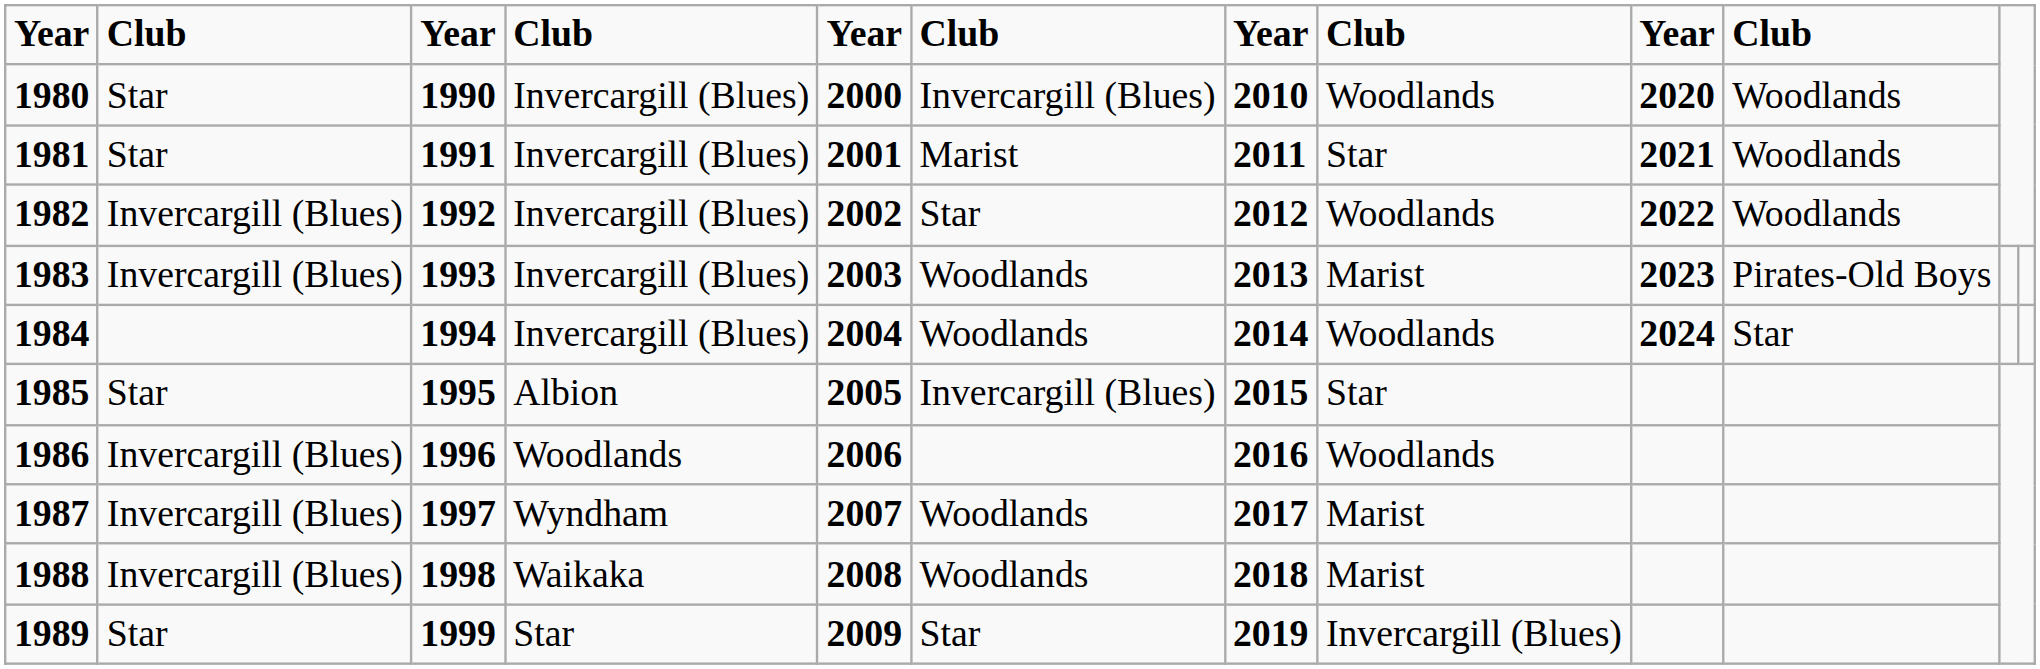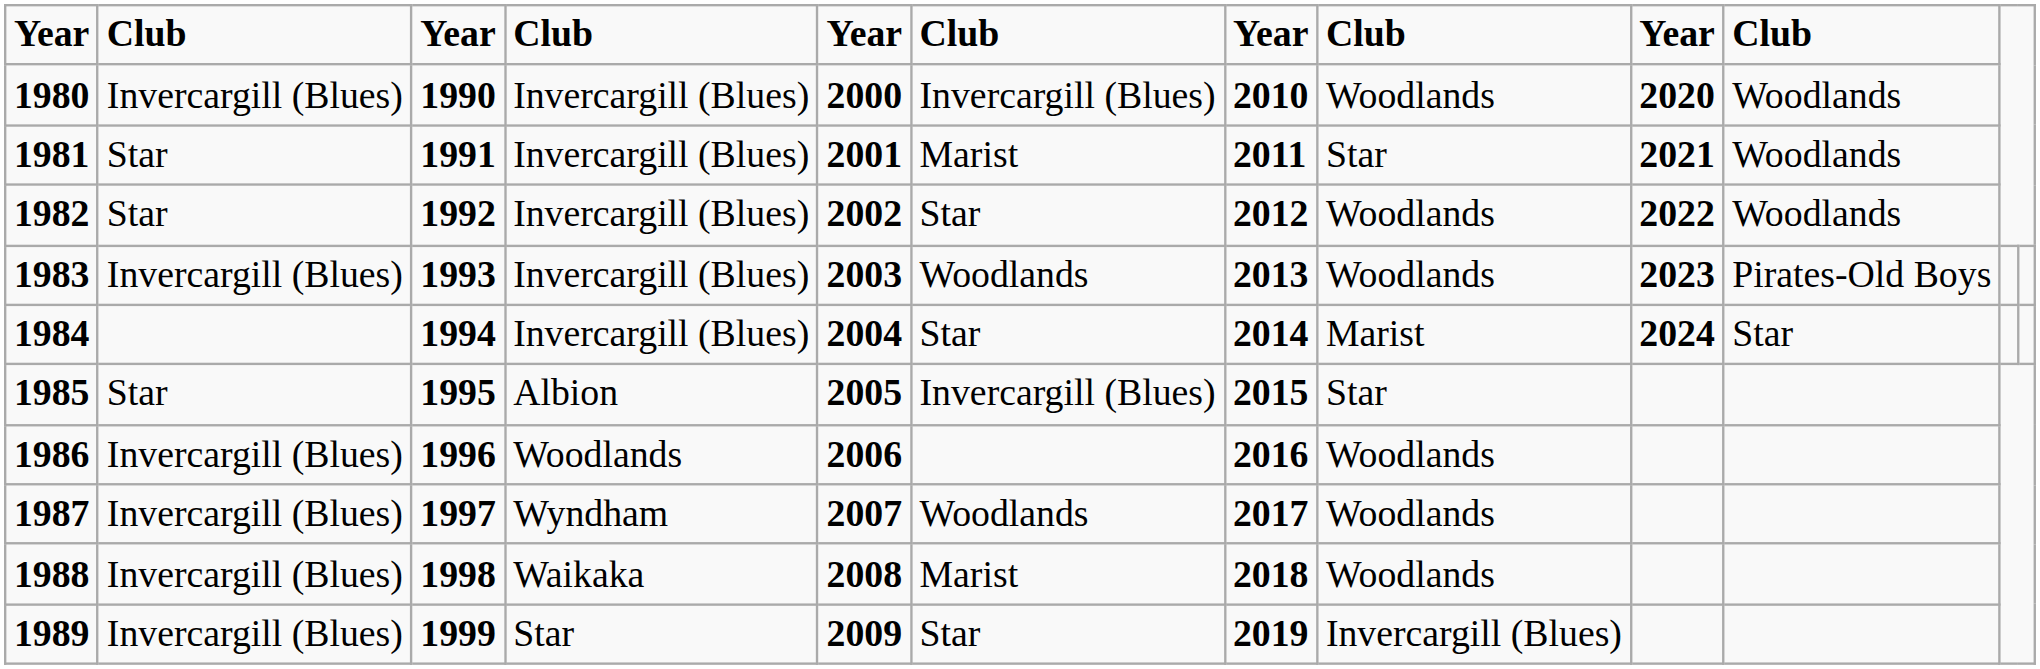(137, 94) Star -> (255, 94) Invercargill (Blues)
(255, 214) Invercargill (Blues) -> (137, 214) Star
(1375, 273) Marist -> (1410, 273) Woodlands
(1004, 333) Woodlands -> (950, 333) Star
(1410, 333) Woodlands -> (1375, 333) Marist
(1375, 513) Marist -> (1410, 513) Woodlands
(1004, 573) Woodlands -> (969, 573) Marist
(1375, 573) Marist -> (1410, 573) Woodlands
(137, 633) Star -> (255, 633) Invercargill (Blues)
